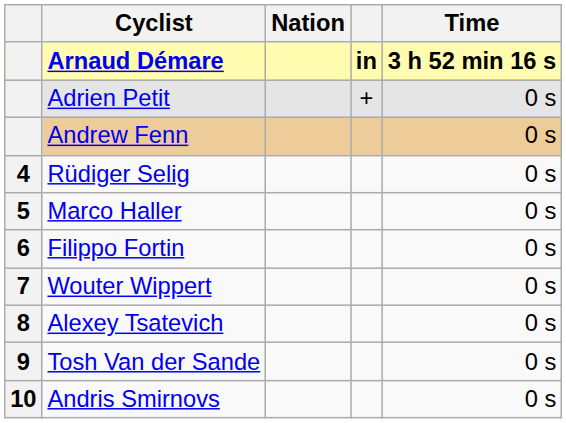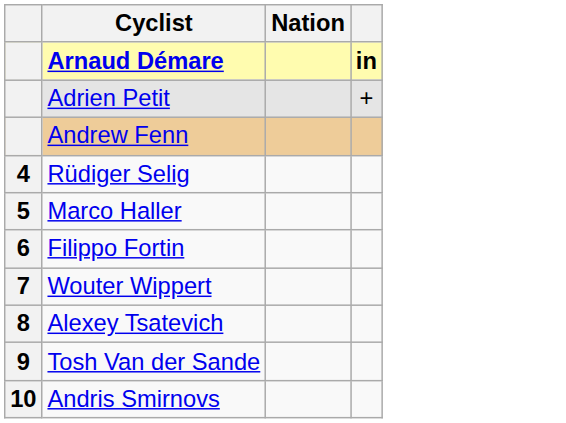- column: (472, 23)
